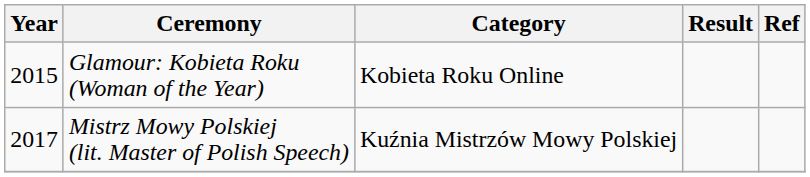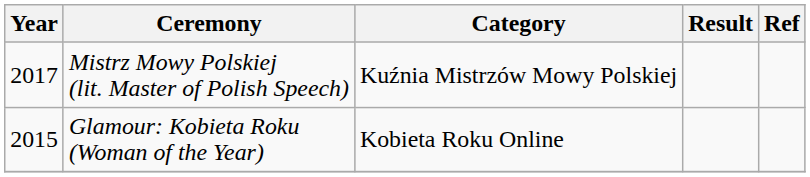rows swapped: (184, 74) <-> (209, 139)
